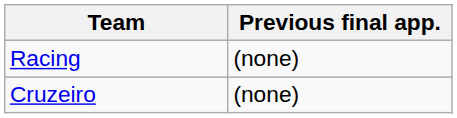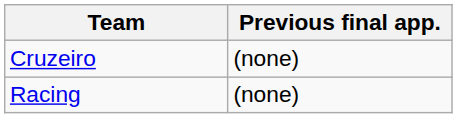rows swapped: (45, 58) <-> (53, 94)
